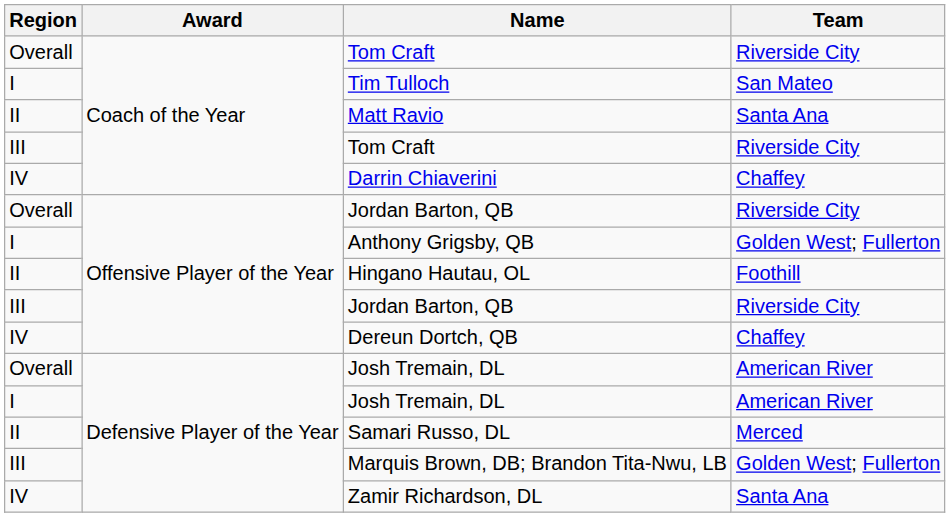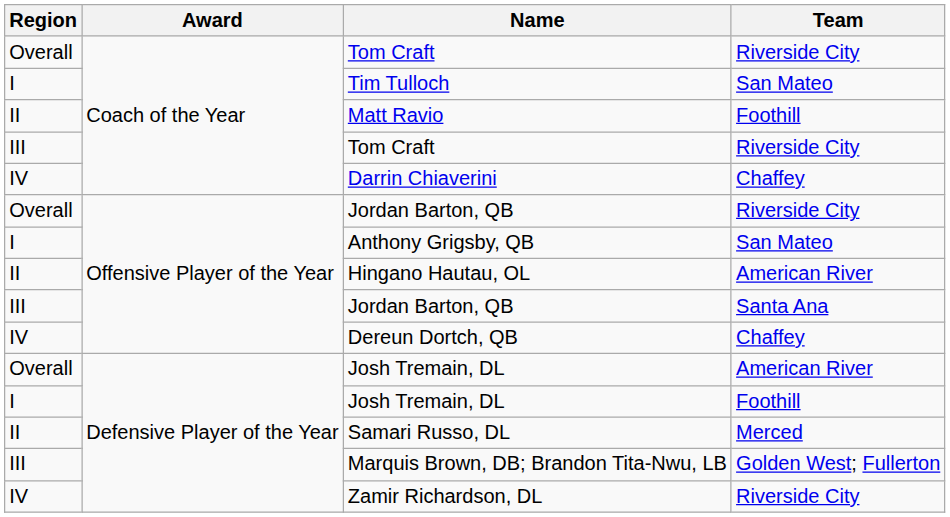(782, 115) Santa Ana -> (768, 115) Foothill
(838, 242) Golden West; Fullerton -> (784, 242) San Mateo
(768, 274) Foothill -> (804, 274) American River
(798, 305) Riverside City -> (782, 305) Santa Ana
(804, 400) American River -> (768, 400) Foothill
(782, 496) Santa Ana -> (798, 496) Riverside City
